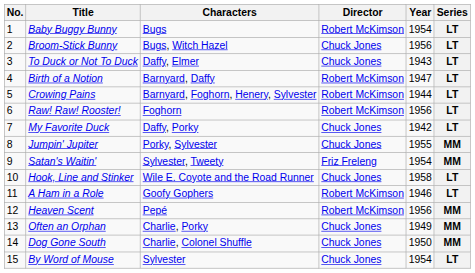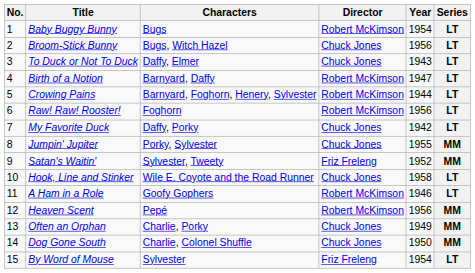(420, 161) 1954 -> (420, 161) 1952
(351, 260) Chuck Jones -> (349, 260) Friz Freleng
